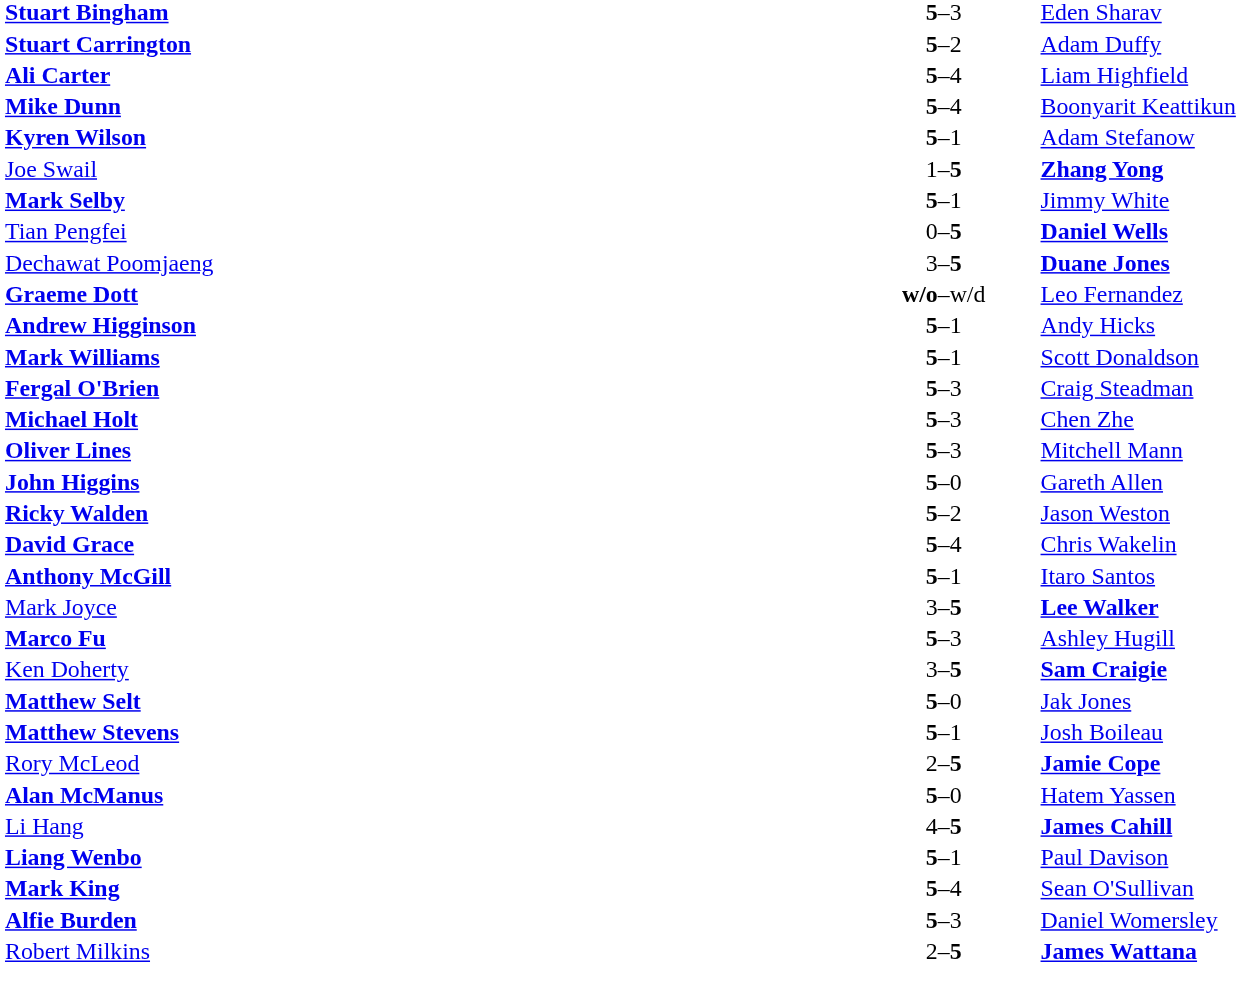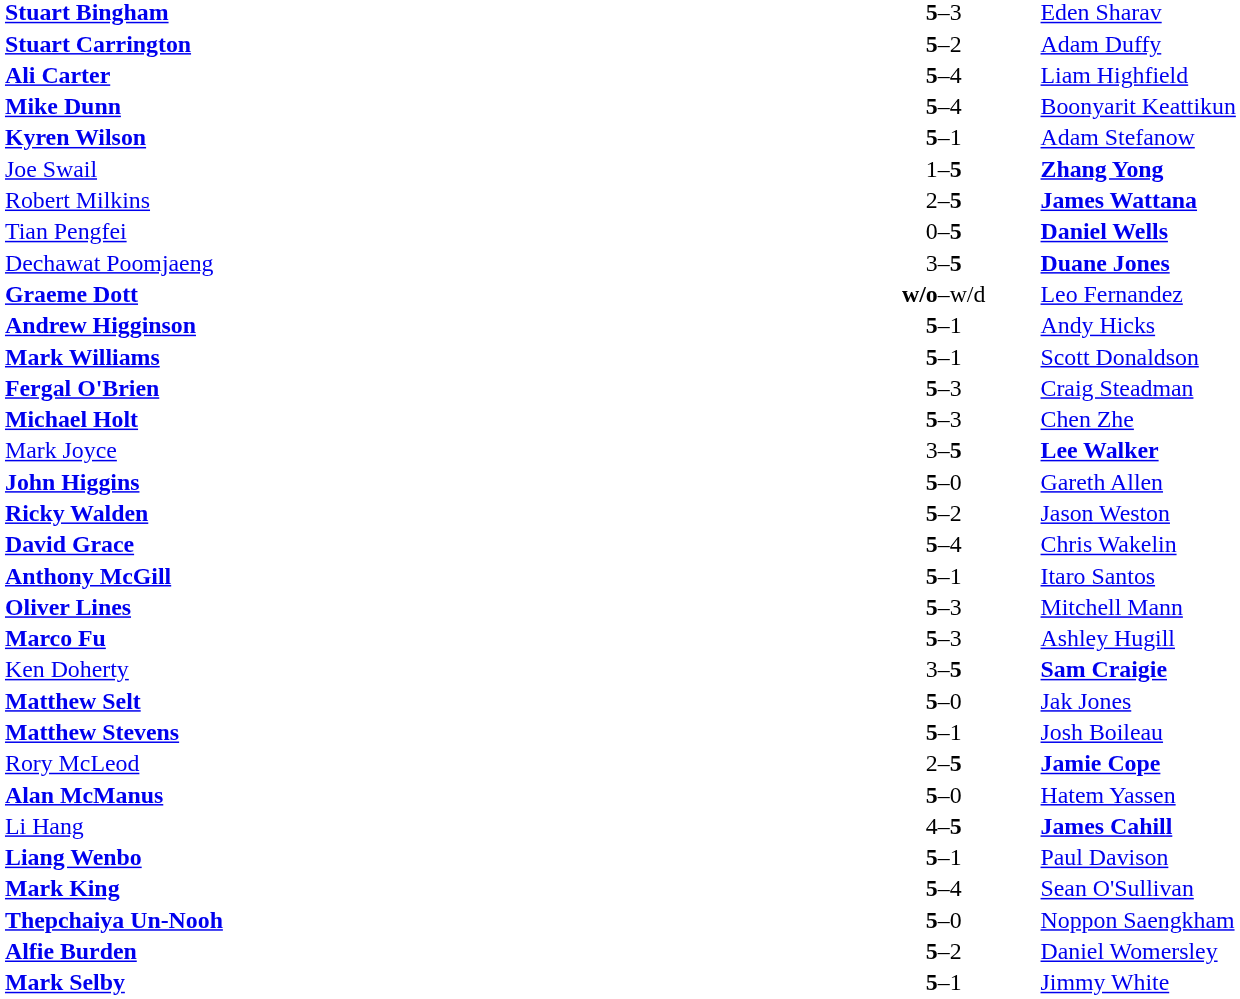rows swapped: (78, 951) <-> (65, 200)
rows swapped: (68, 450) <-> (61, 607)
+ row: (114, 920)
(944, 920) 5–3 -> (944, 951) 5–2
